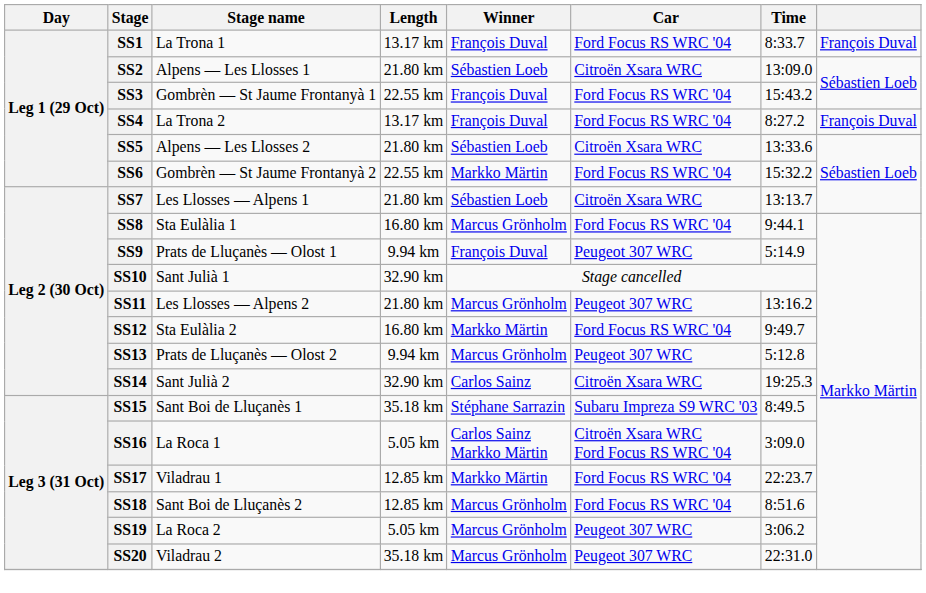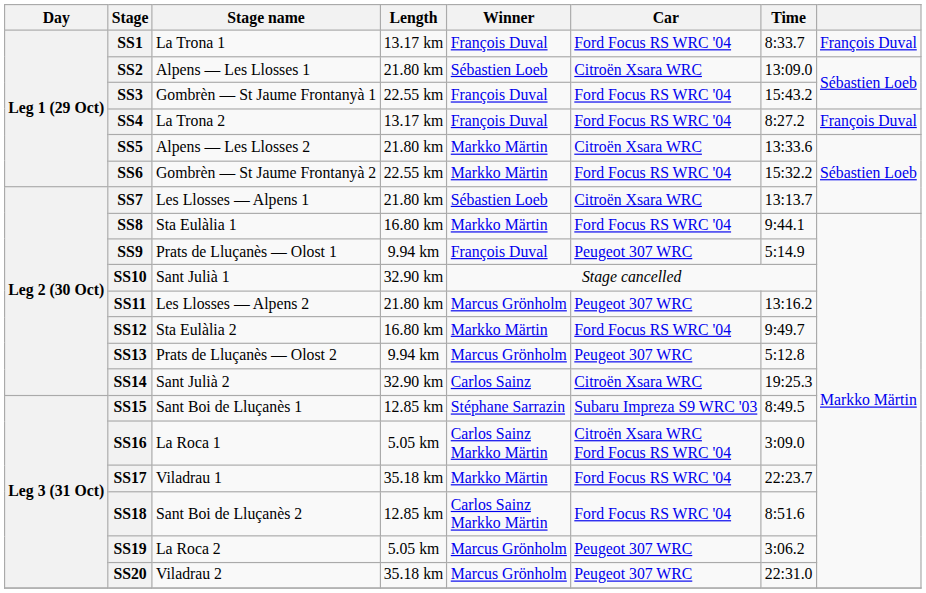(499, 147) Sébastien Loeb -> (499, 147) Markko Märtin
(509, 225) Marcus Grönholm -> (499, 225) Markko Märtin
(414, 407) 35.18 km -> (414, 407) 12.85 km
(414, 478) 12.85 km -> (414, 478) 35.18 km
(509, 504) Marcus Grönholm -> (499, 513) Carlos Sainz Markko Märtin
